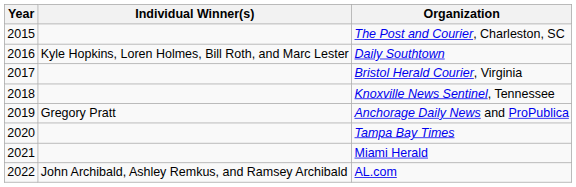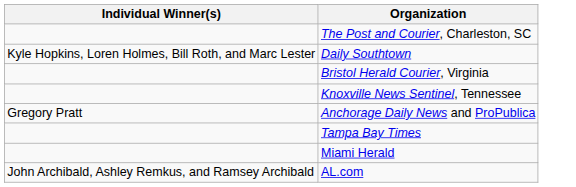- column: (21, 14)
